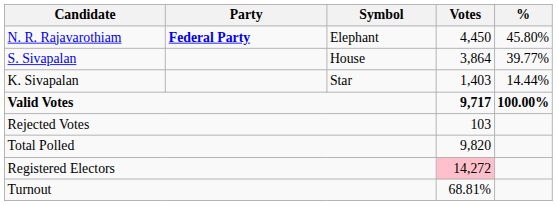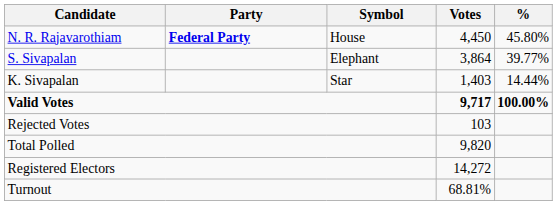(354, 37) Elephant -> (347, 37) House
(347, 59) House -> (354, 59) Elephant
(472, 168) pink background -> (472, 168) no background
